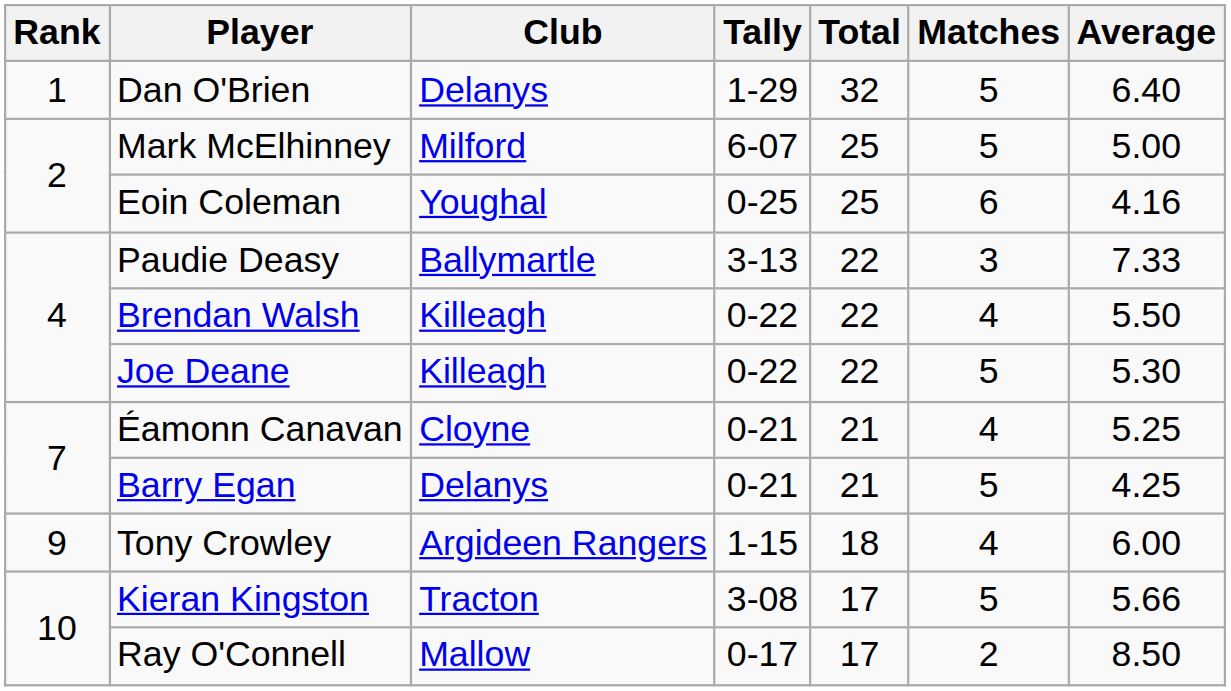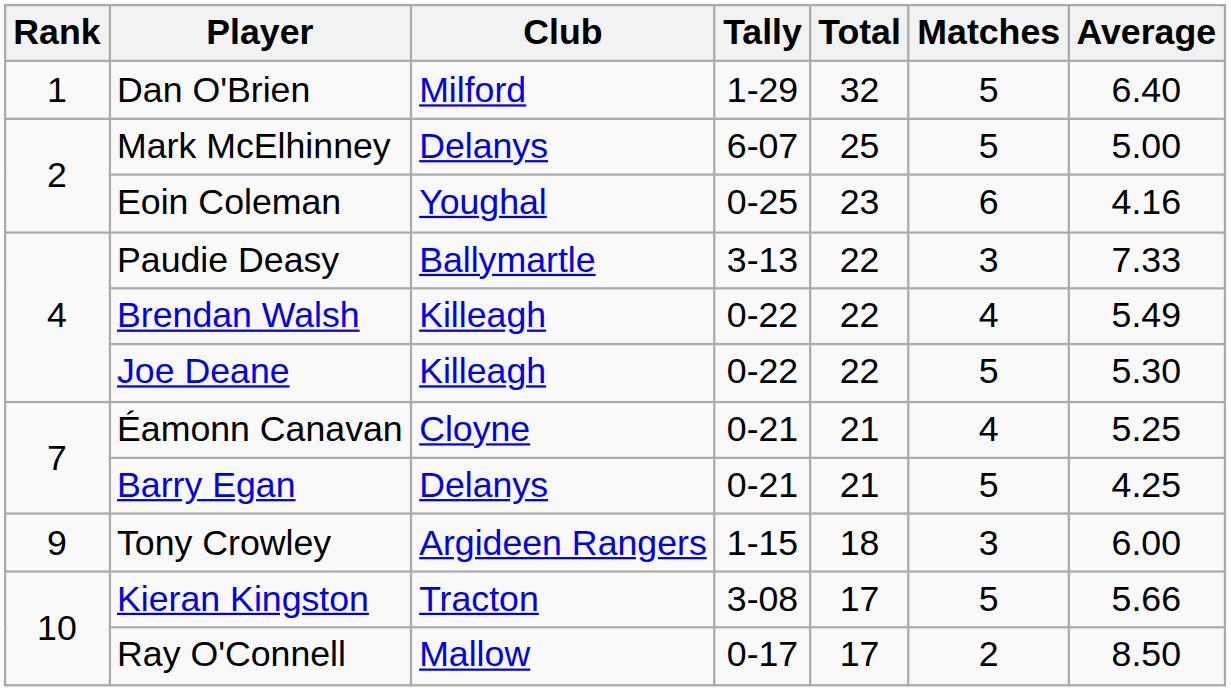(484, 89) Delanys -> (473, 89) Milford
(473, 145) Milford -> (484, 145) Delanys
(860, 202) 25 -> (860, 202) 23
(1146, 315) 5.50 -> (1146, 315) 5.49
(989, 542) 4 -> (989, 542) 3
